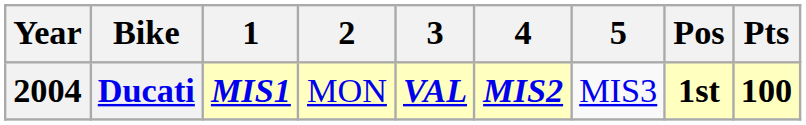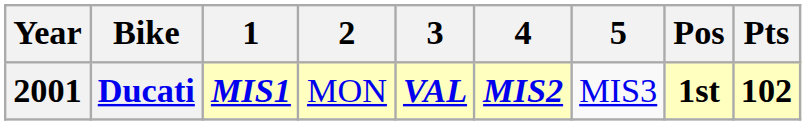(47, 89) 2004 -> (47, 89) 2001
(766, 89) 100 -> (766, 89) 102
